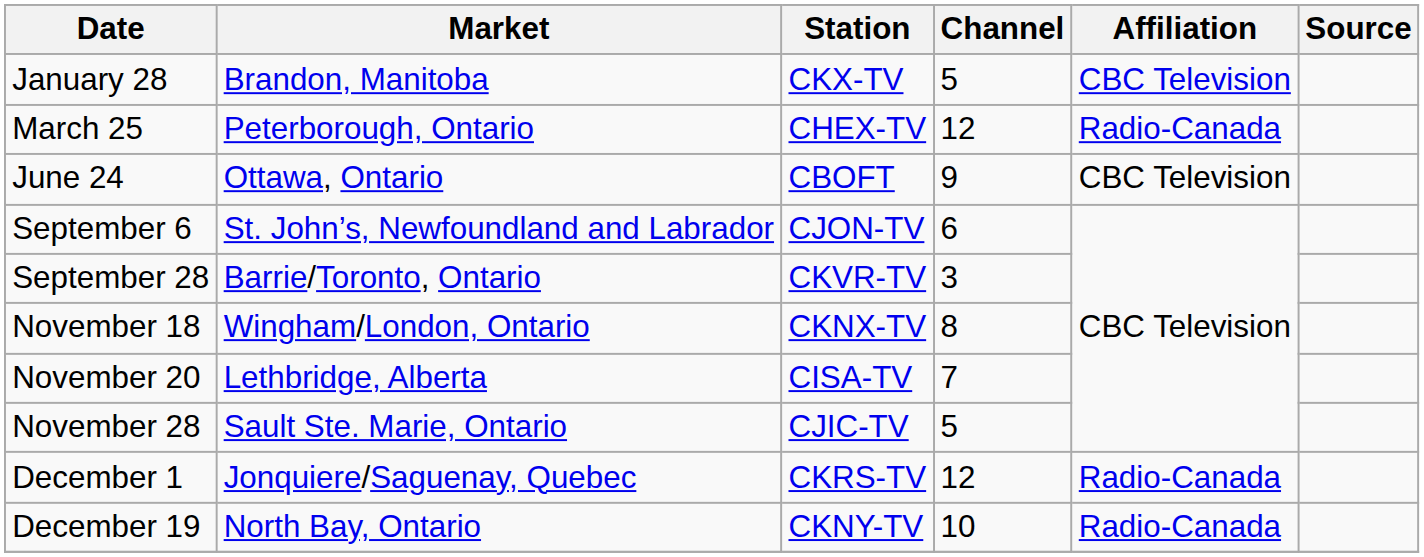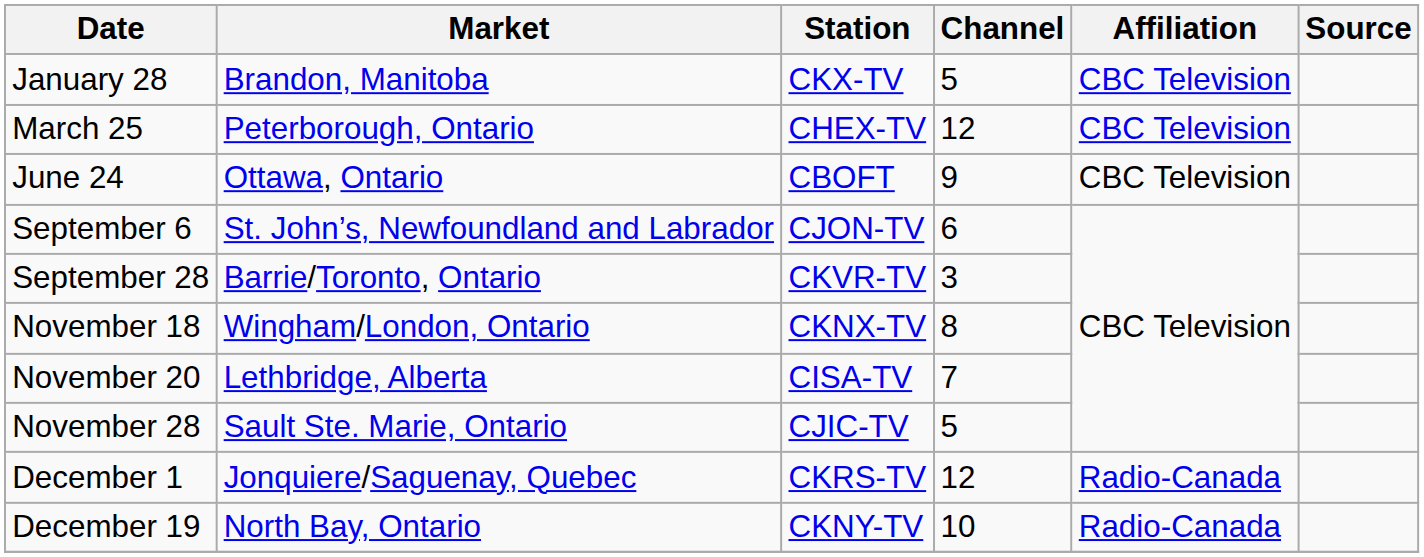(1180, 128) Radio-Canada -> (1185, 128) CBC Television
